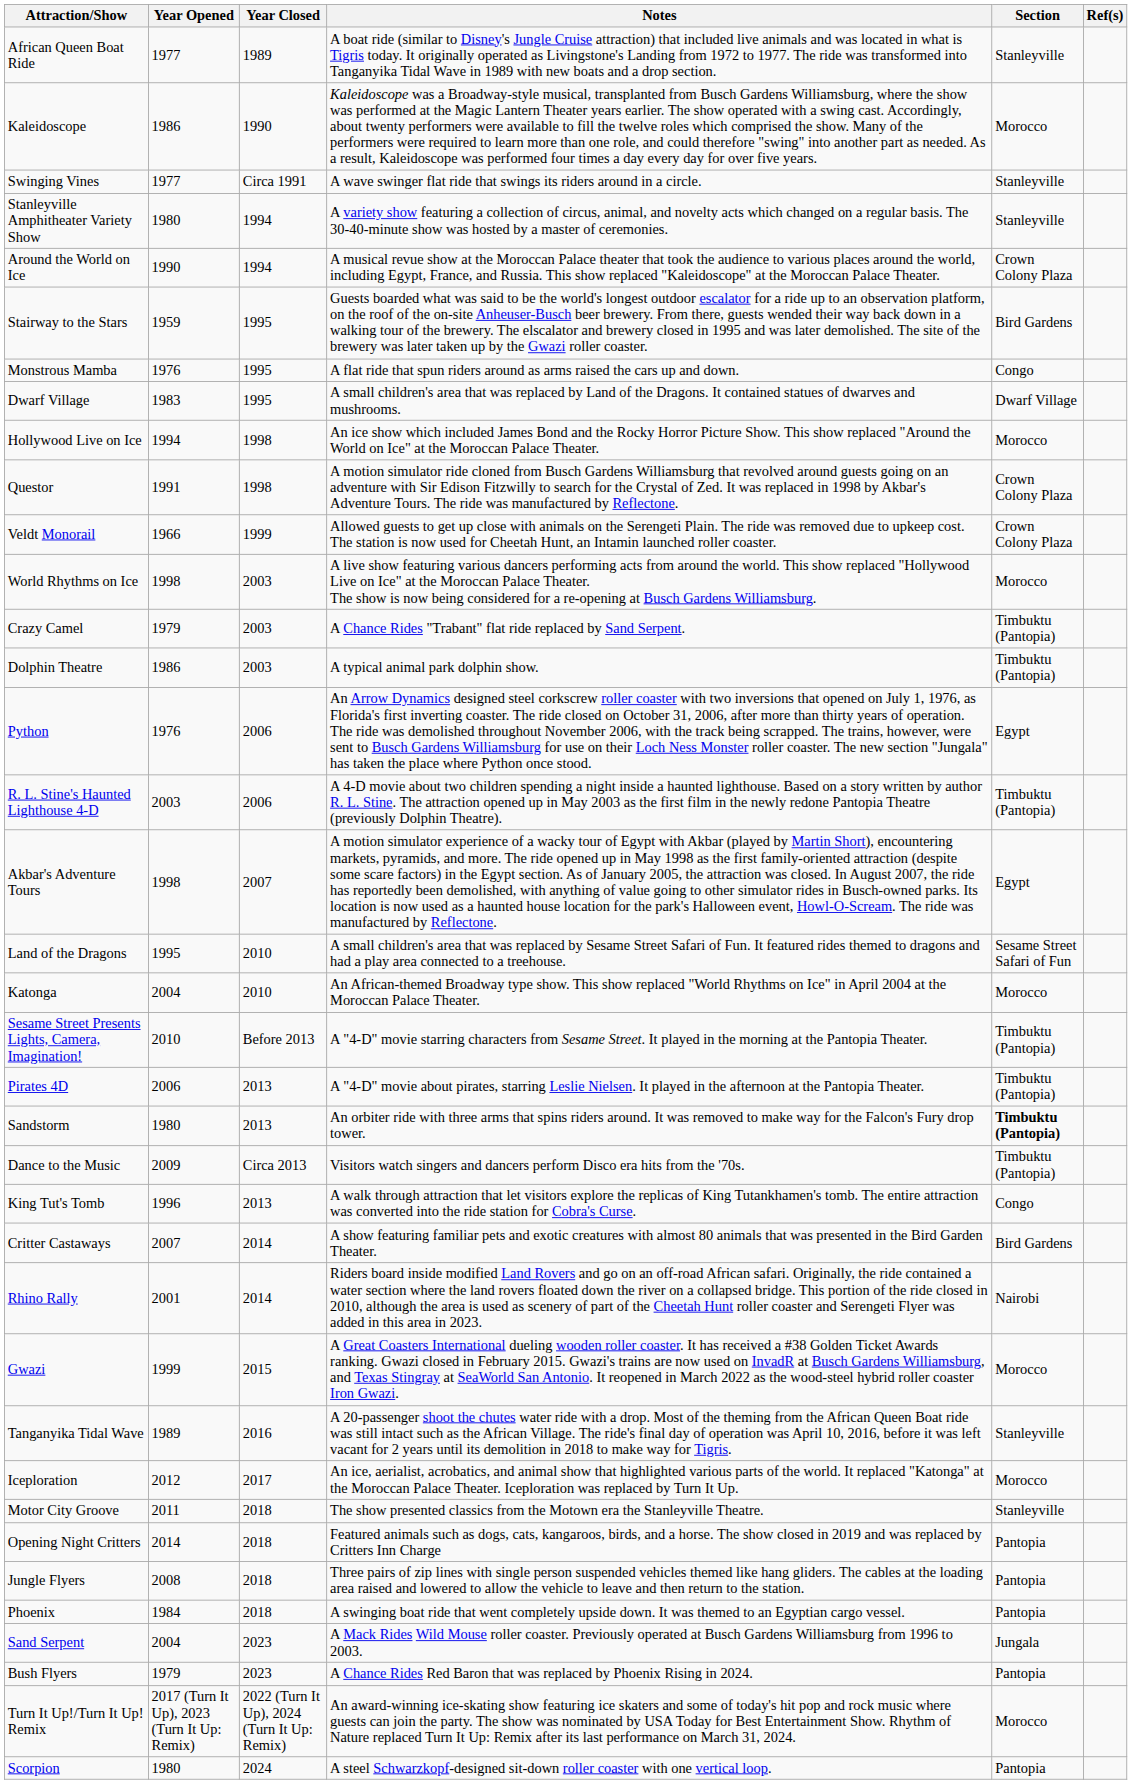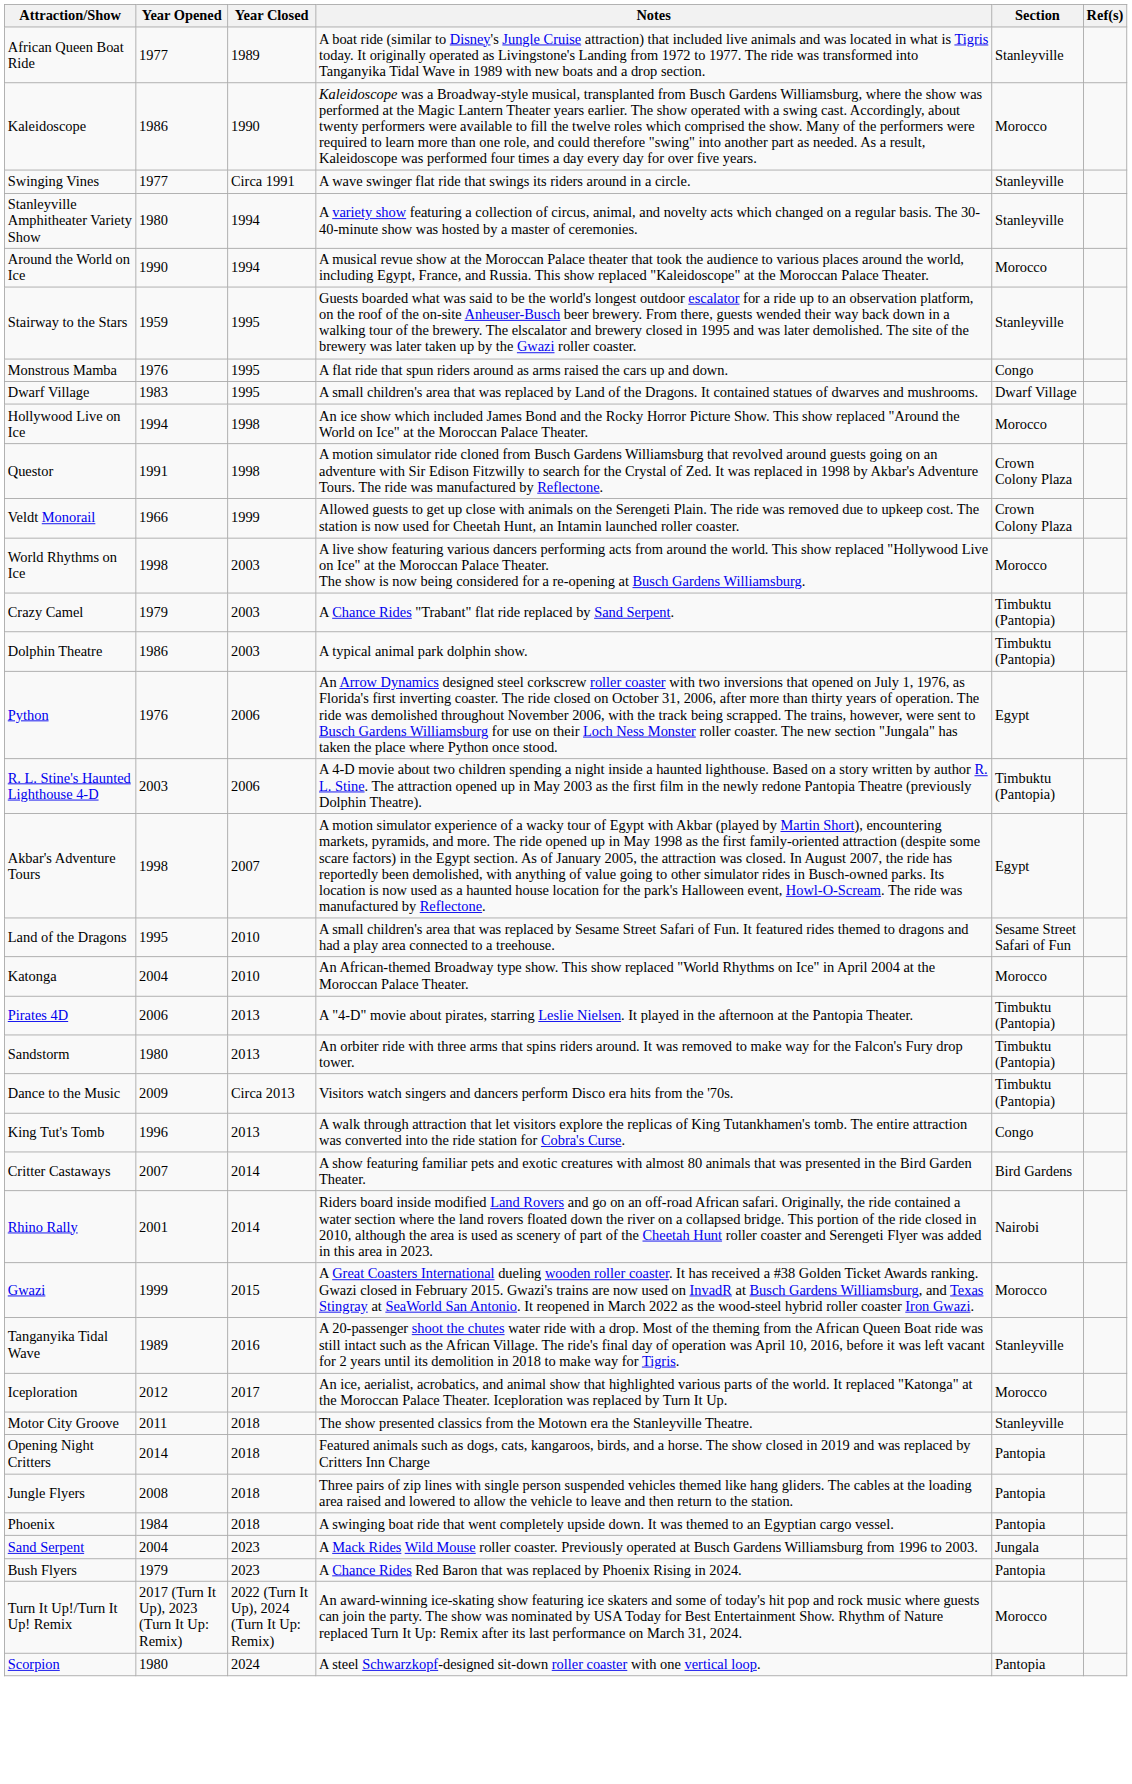(1034, 267) Crown Colony Plaza -> (1021, 267) Morocco
(1034, 323) Bird Gardens -> (1029, 323) Stanleyville
- row: (74, 1039)
(1028, 1125) bold -> (1025, 1054) normal
